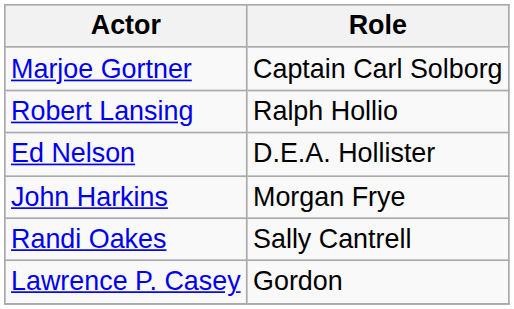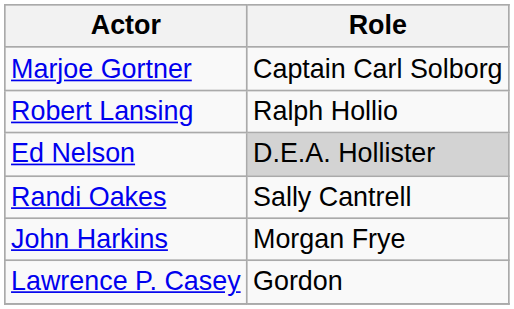(344, 153) no background -> (344, 153) lightgrey background
rows swapped: (89, 196) <-> (89, 238)
